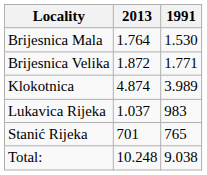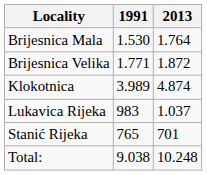columns swapped: (181, 16) <-> (137, 16)
